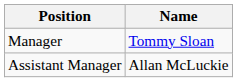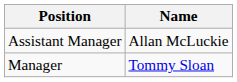rows swapped: (35, 40) <-> (65, 64)
